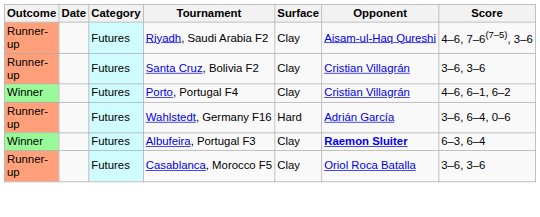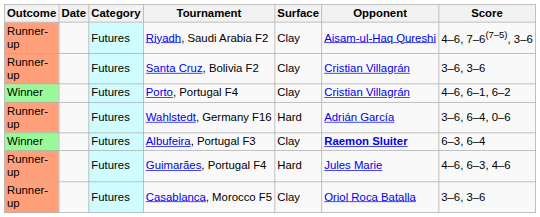+ row: (206, 166)
